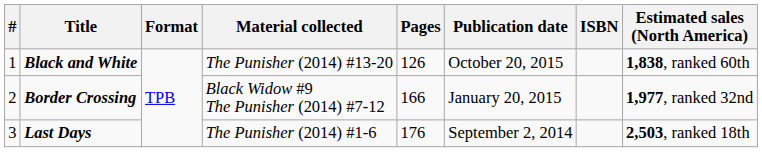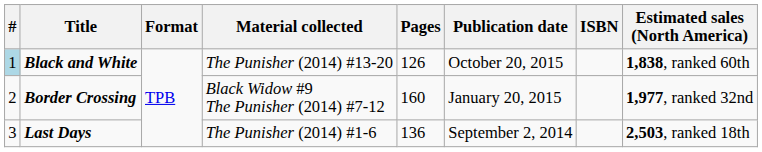(12, 62) no background -> (12, 62) lightblue background
(413, 97) 166 -> (413, 97) 160
(413, 133) 176 -> (413, 133) 136
